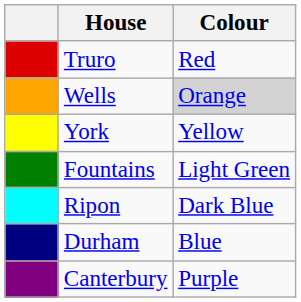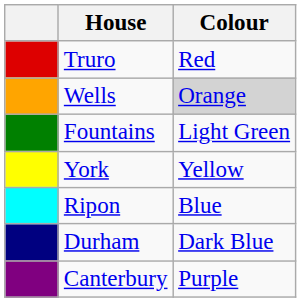rows swapped: (86, 132) <-> (109, 168)
(226, 205) Dark Blue -> (200, 205) Blue
(200, 242) Blue -> (226, 242) Dark Blue
